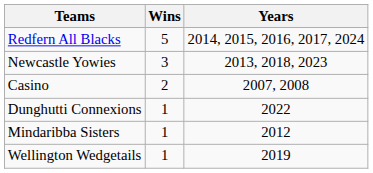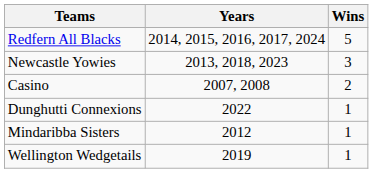columns swapped: (165, 16) <-> (276, 16)
